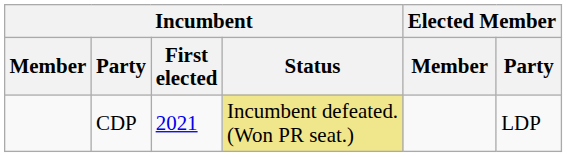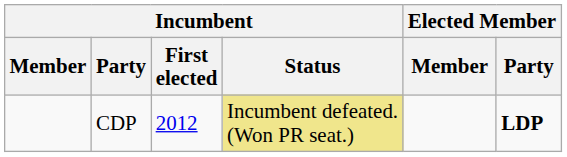(177, 122) 2021 -> (177, 122) 2012
(521, 122) normal -> (522, 122) bold
